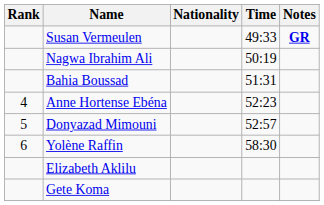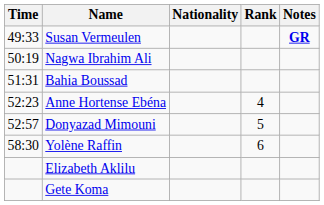columns swapped: (24, 15) <-> (261, 15)
